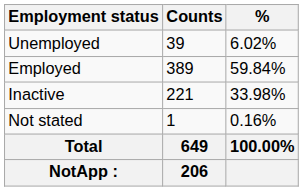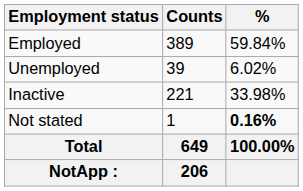rows swapped: (45, 69) <-> (54, 43)
(253, 120) normal -> (253, 120) bold
